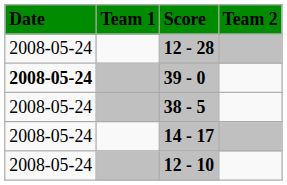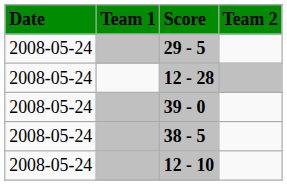+ row: (185, 48)
(51, 77) bold -> (51, 107) normal
- row: (189, 136)
